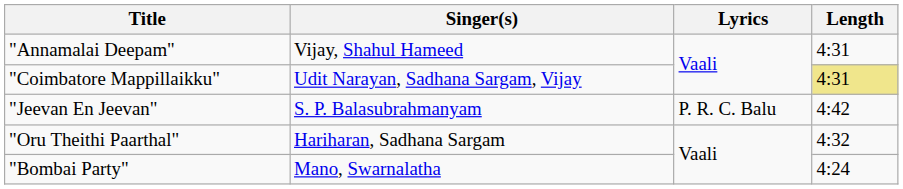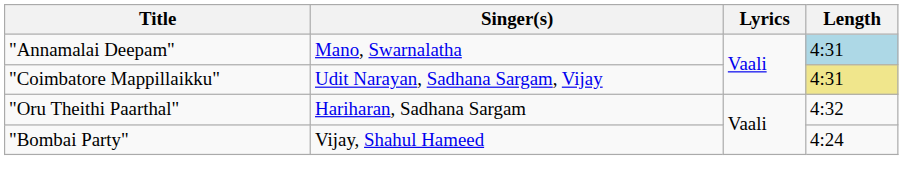(379, 49) Vijay, Shahul Hameed -> (388, 49) Mano, Swarnalatha
(833, 49) no background -> (827, 49) lightblue background
- row: (83, 109)
(367, 169) Mano, Swarnalatha -> (400, 139) Vijay, Shahul Hameed
